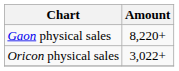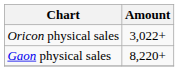rows swapped: (59, 35) <-> (63, 55)
